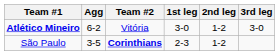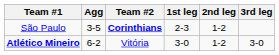rows swapped: (43, 43) <-> (43, 27)
